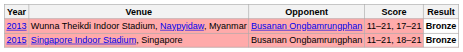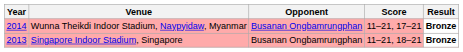(17, 26) 2013 -> (17, 26) 2014
(17, 41) 2015 -> (17, 41) 2013
